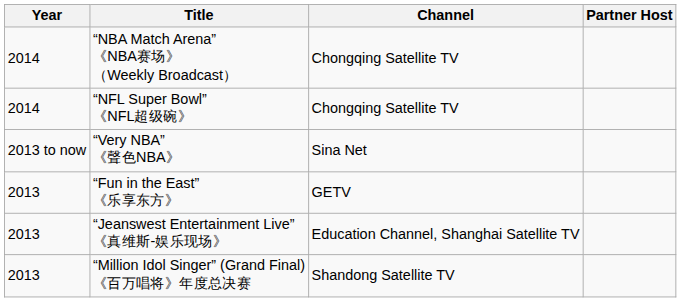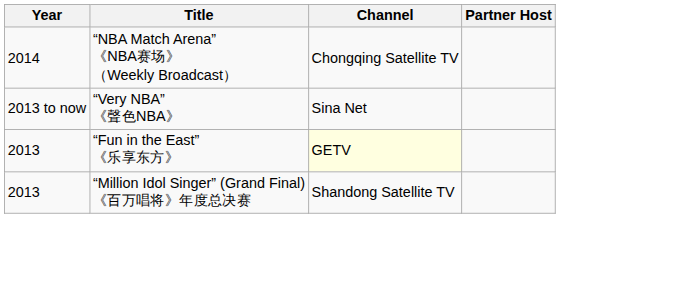- row: (150, 107)
(331, 192) no background -> (331, 150) lightyellow background
- row: (194, 233)
